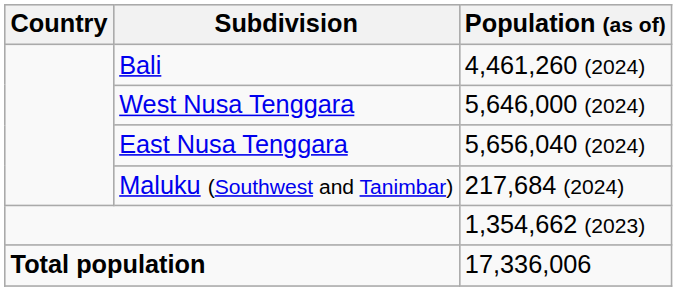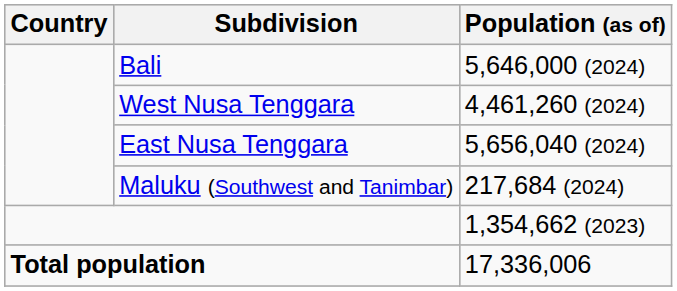(555, 64) 4,461,260 (2024) -> (555, 64) 5,646,000 (2024)
(555, 104) 5,646,000 (2024) -> (555, 104) 4,461,260 (2024)
